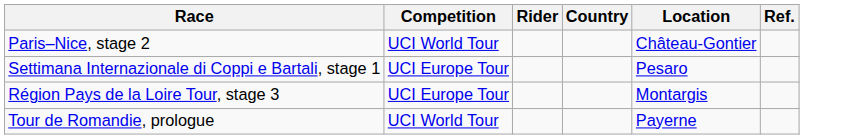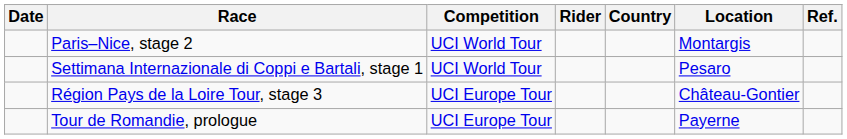+ column: (26, 17)
(696, 43) Château-Gontier -> (715, 43) Montargis
(448, 69) UCI Europe Tour -> (486, 69) UCI World Tour
(672, 95) Montargis -> (739, 95) Château-Gontier
(443, 120) UCI World Tour -> (491, 120) UCI Europe Tour
